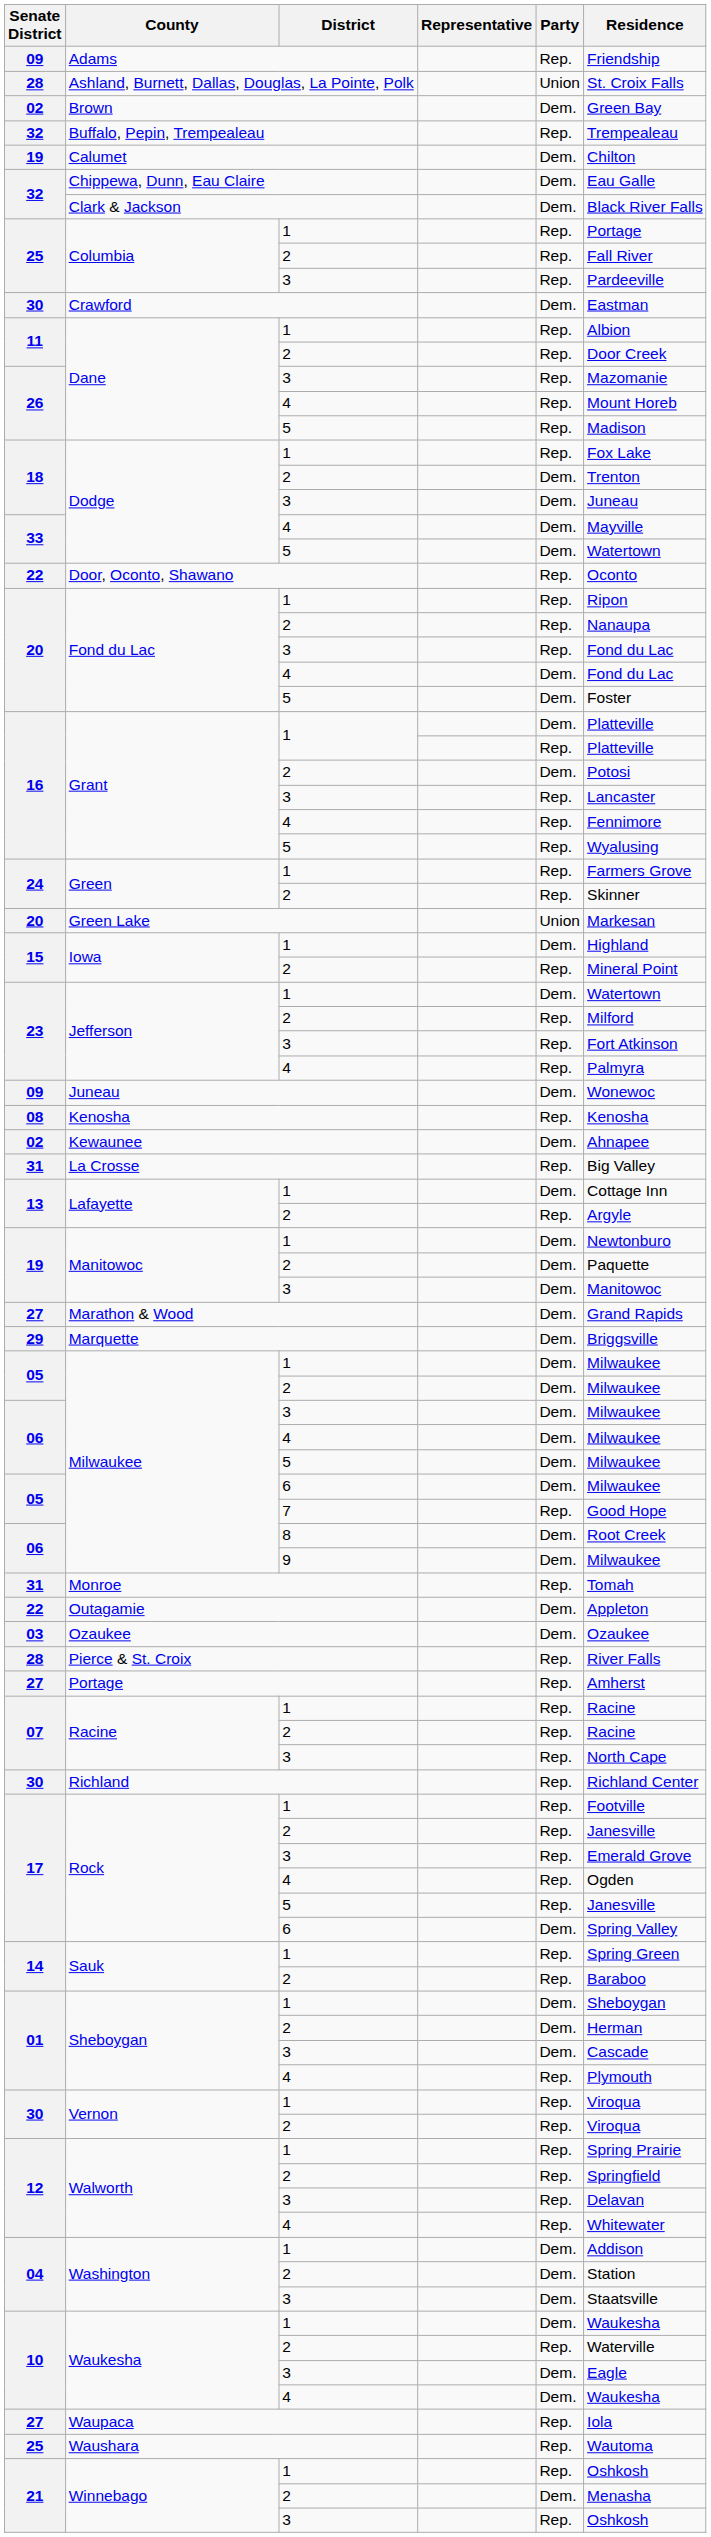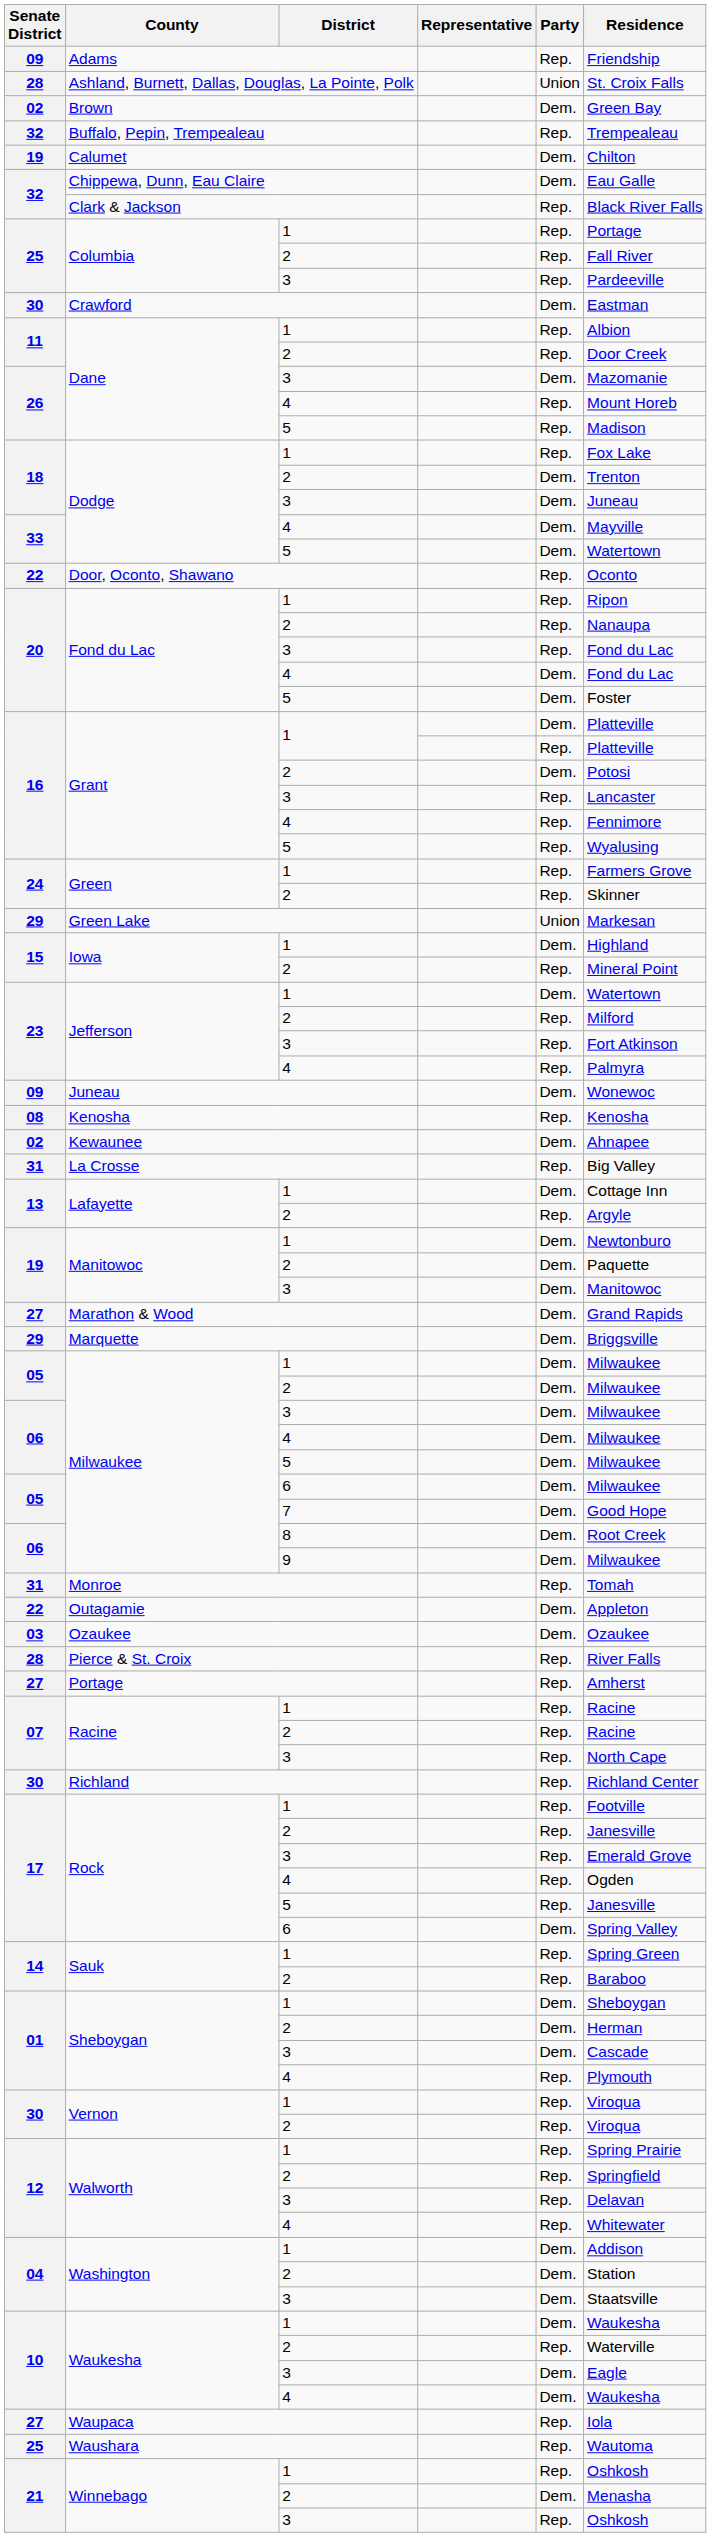(558, 206) Dem. -> (556, 206) Rep.
(556, 378) Rep. -> (558, 378) Dem.
(35, 920) 20 -> (35, 920) 29
(556, 1511) Rep. -> (558, 1511) Dem.
